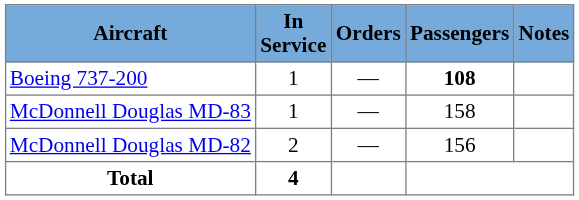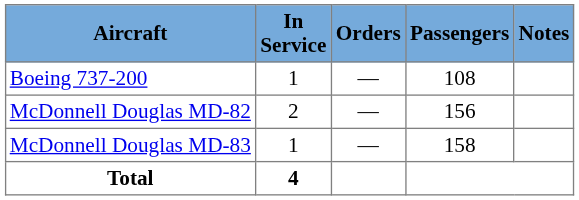(460, 78) bold -> (460, 78) normal
rows swapped: (130, 144) <-> (130, 111)
